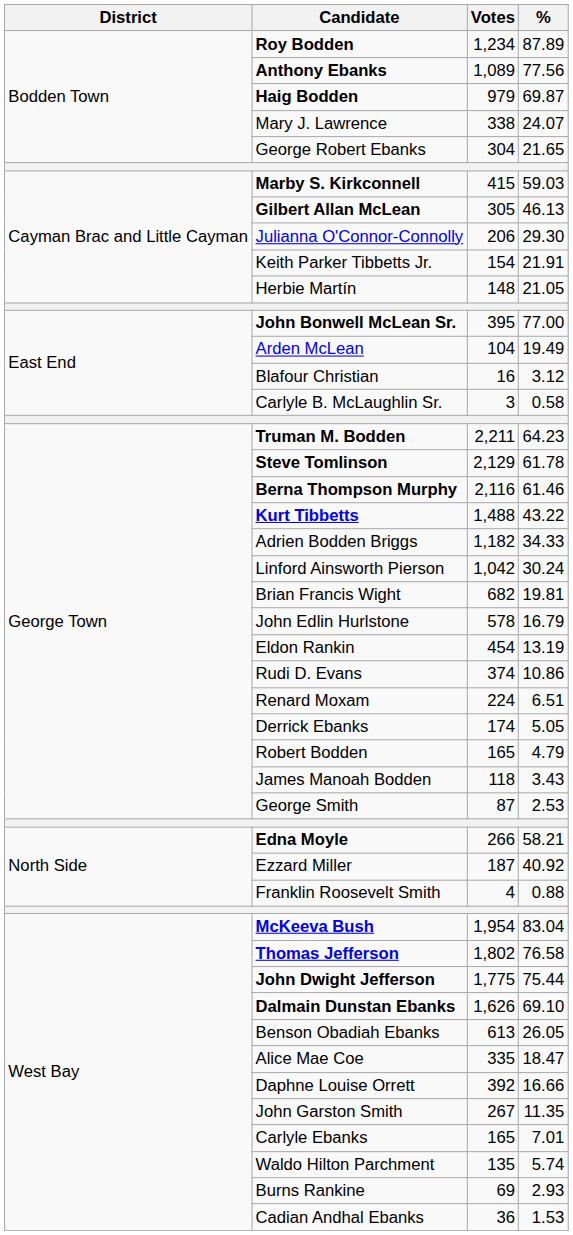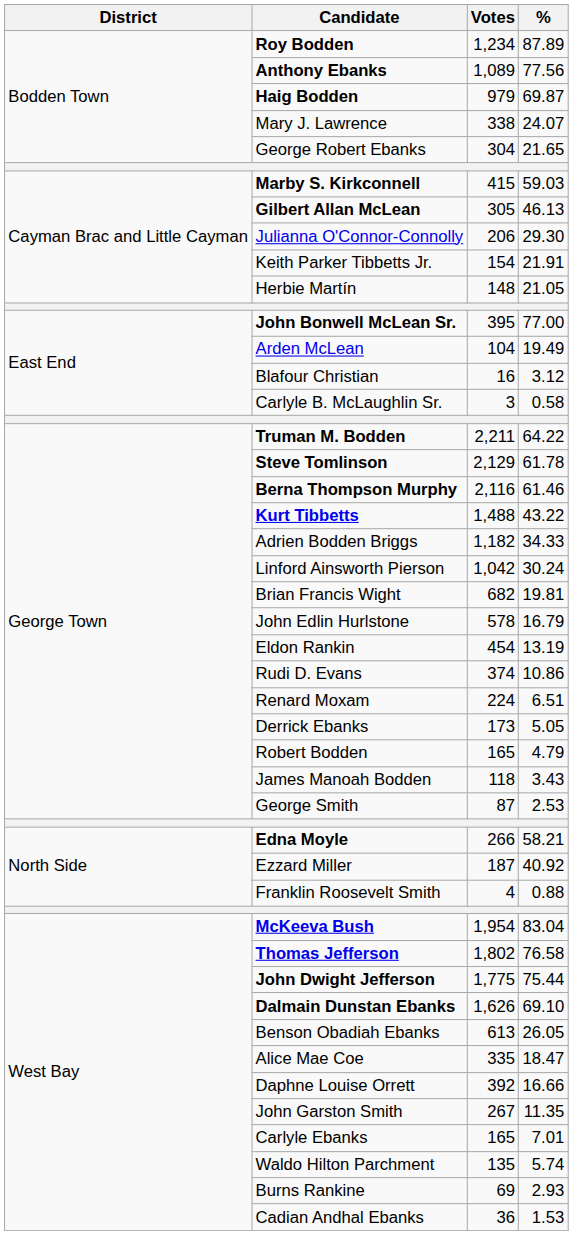(543, 436) 64.23 -> (543, 436) 64.22
(501, 726) 174 -> (501, 726) 173
